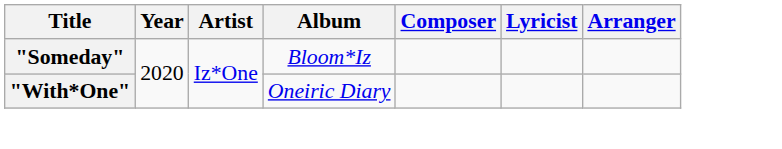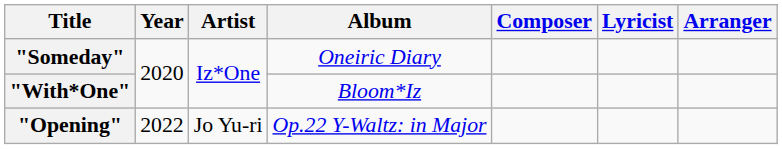(329, 56) Bloom*Iz -> (379, 56) Oneiric Diary
(329, 90) Oneiric Diary -> (379, 90) Bloom*Iz
+ row: (70, 125)
